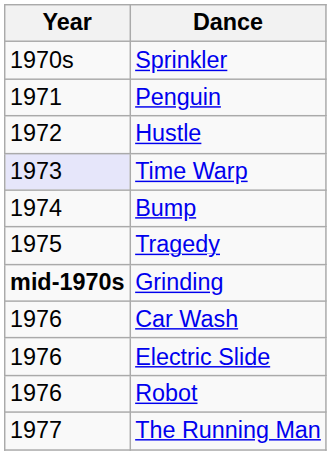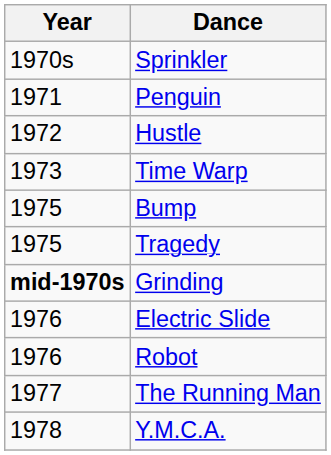(36, 171) lavender background -> (36, 171) no background
(36, 208) 1974 -> (36, 208) 1975
- row: (187, 319)
+ row: (180, 430)
